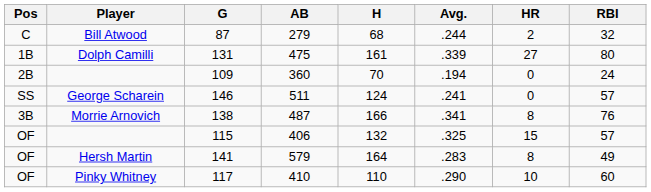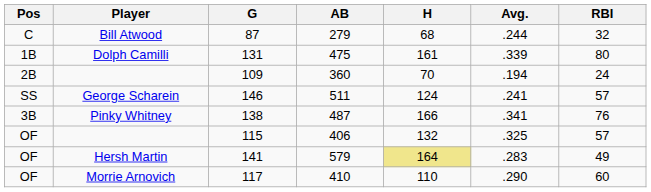- column: (531, 14)
(116, 116) Morrie Arnovich -> (131, 116) Pinky Whitney
(377, 156) no background -> (427, 156) khaki background
(116, 177) Pinky Whitney -> (131, 177) Morrie Arnovich
